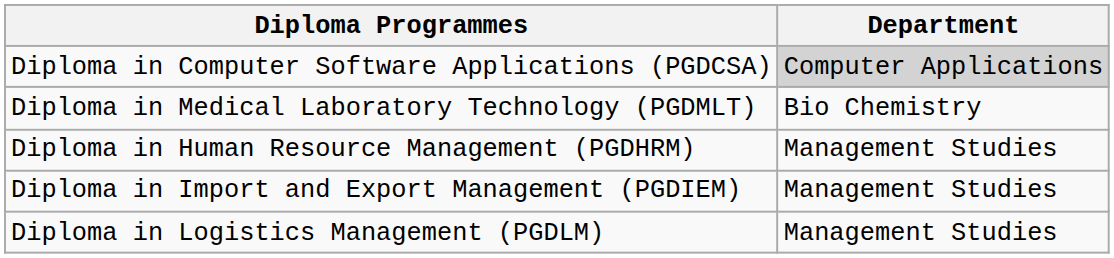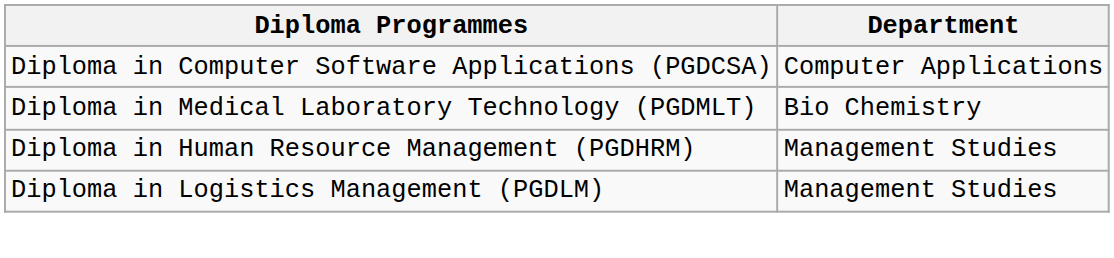(943, 67) lightgrey background -> (943, 67) no background
- row: (376, 191)
